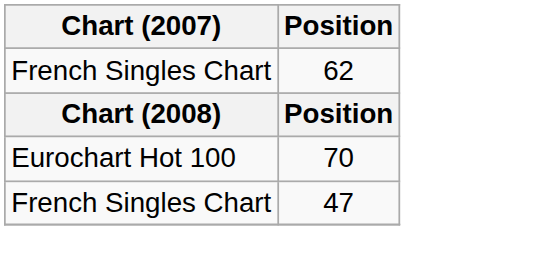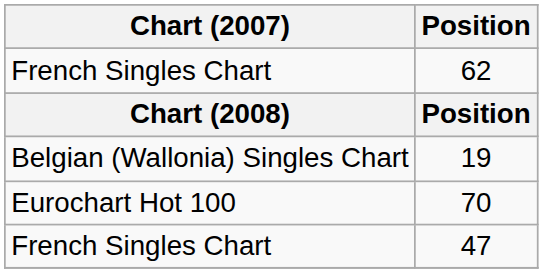+ row: (476, 158)
